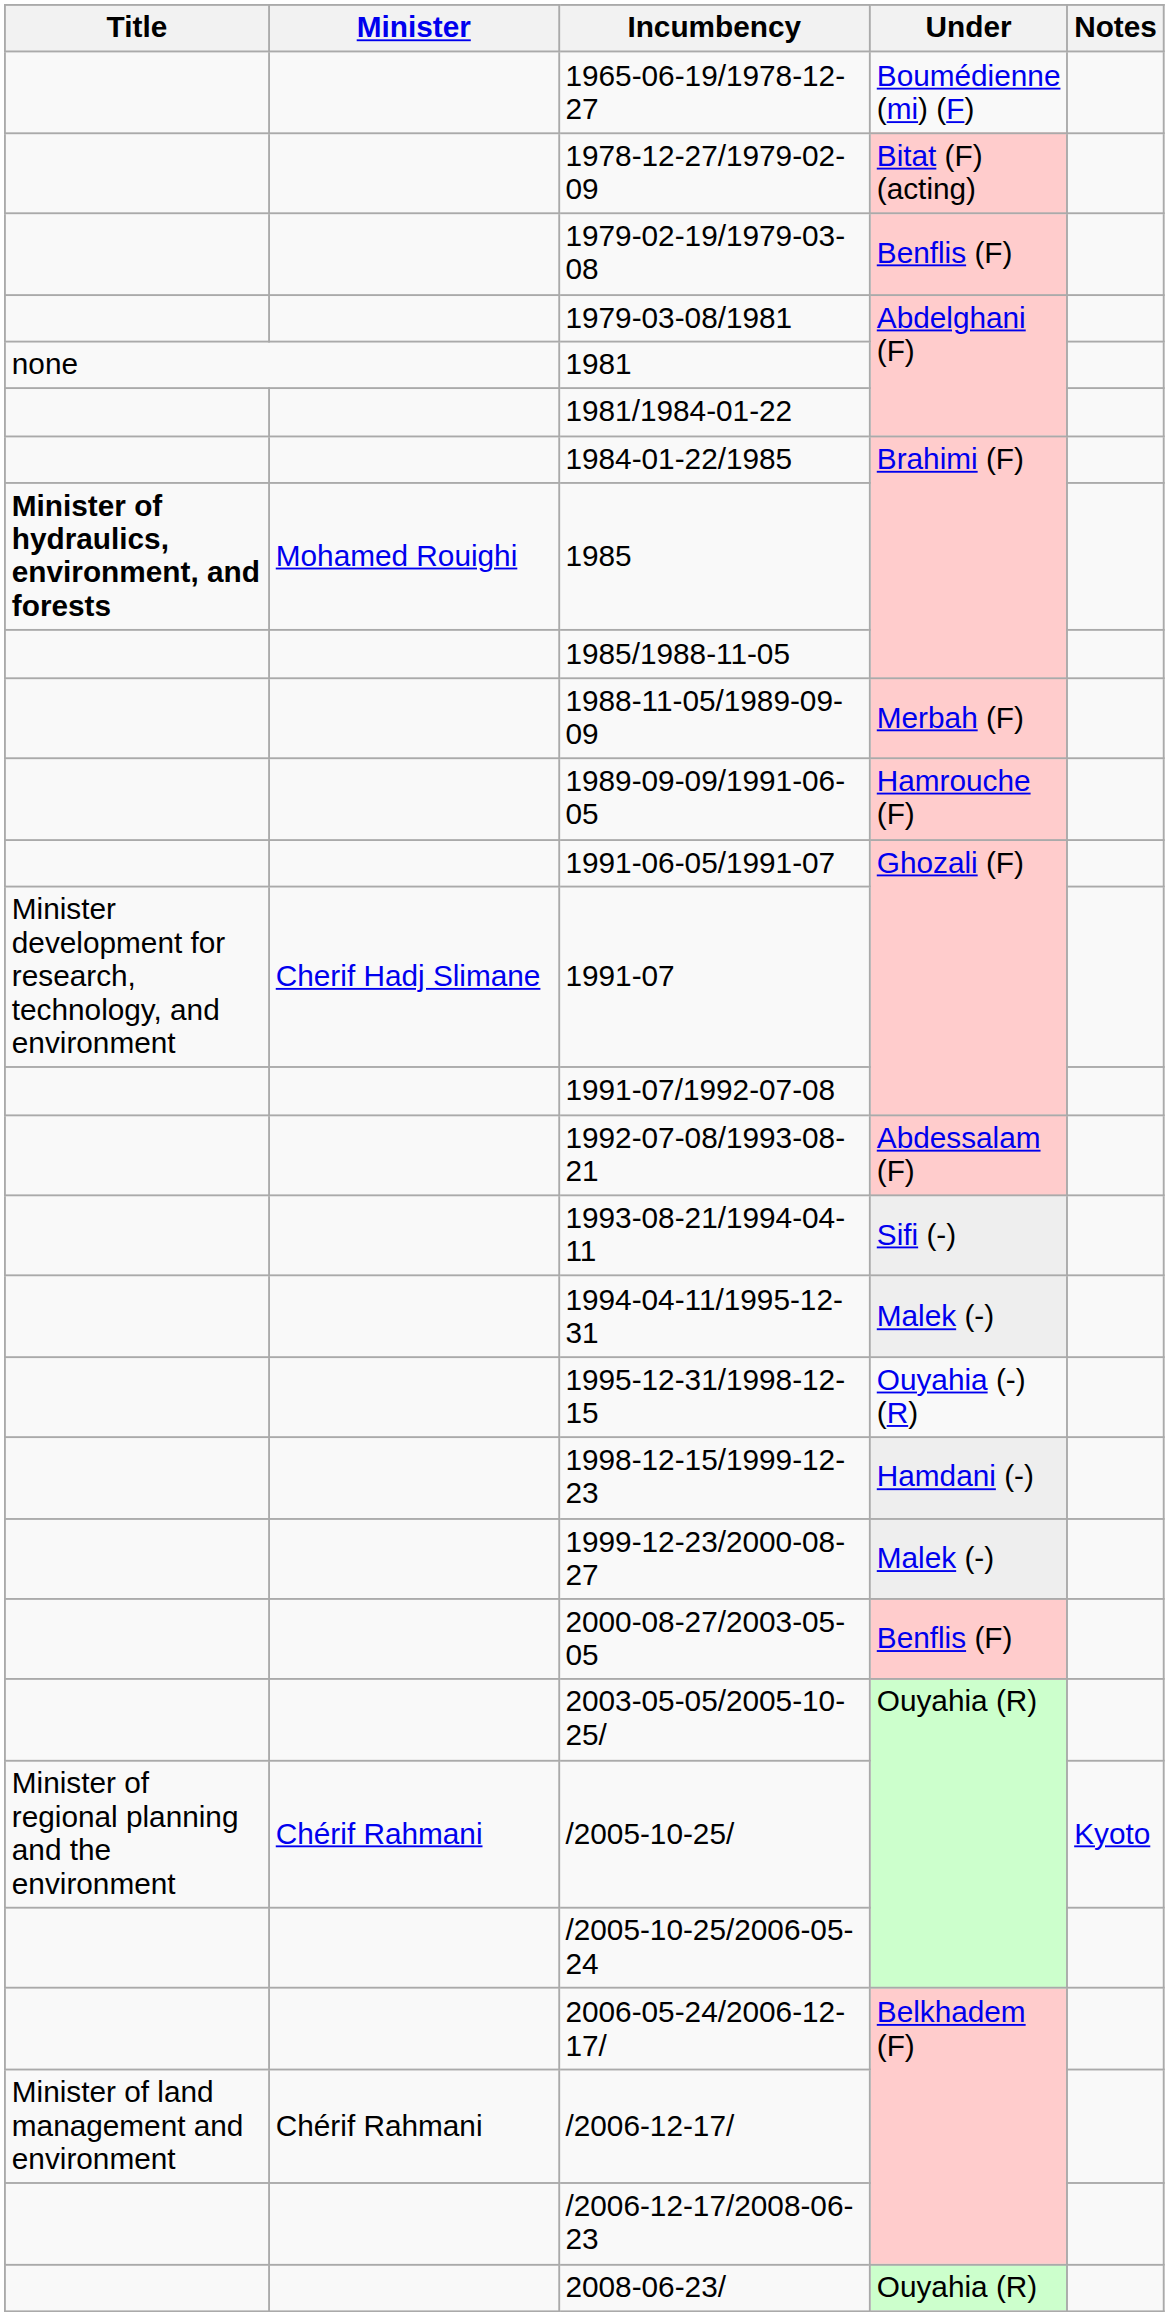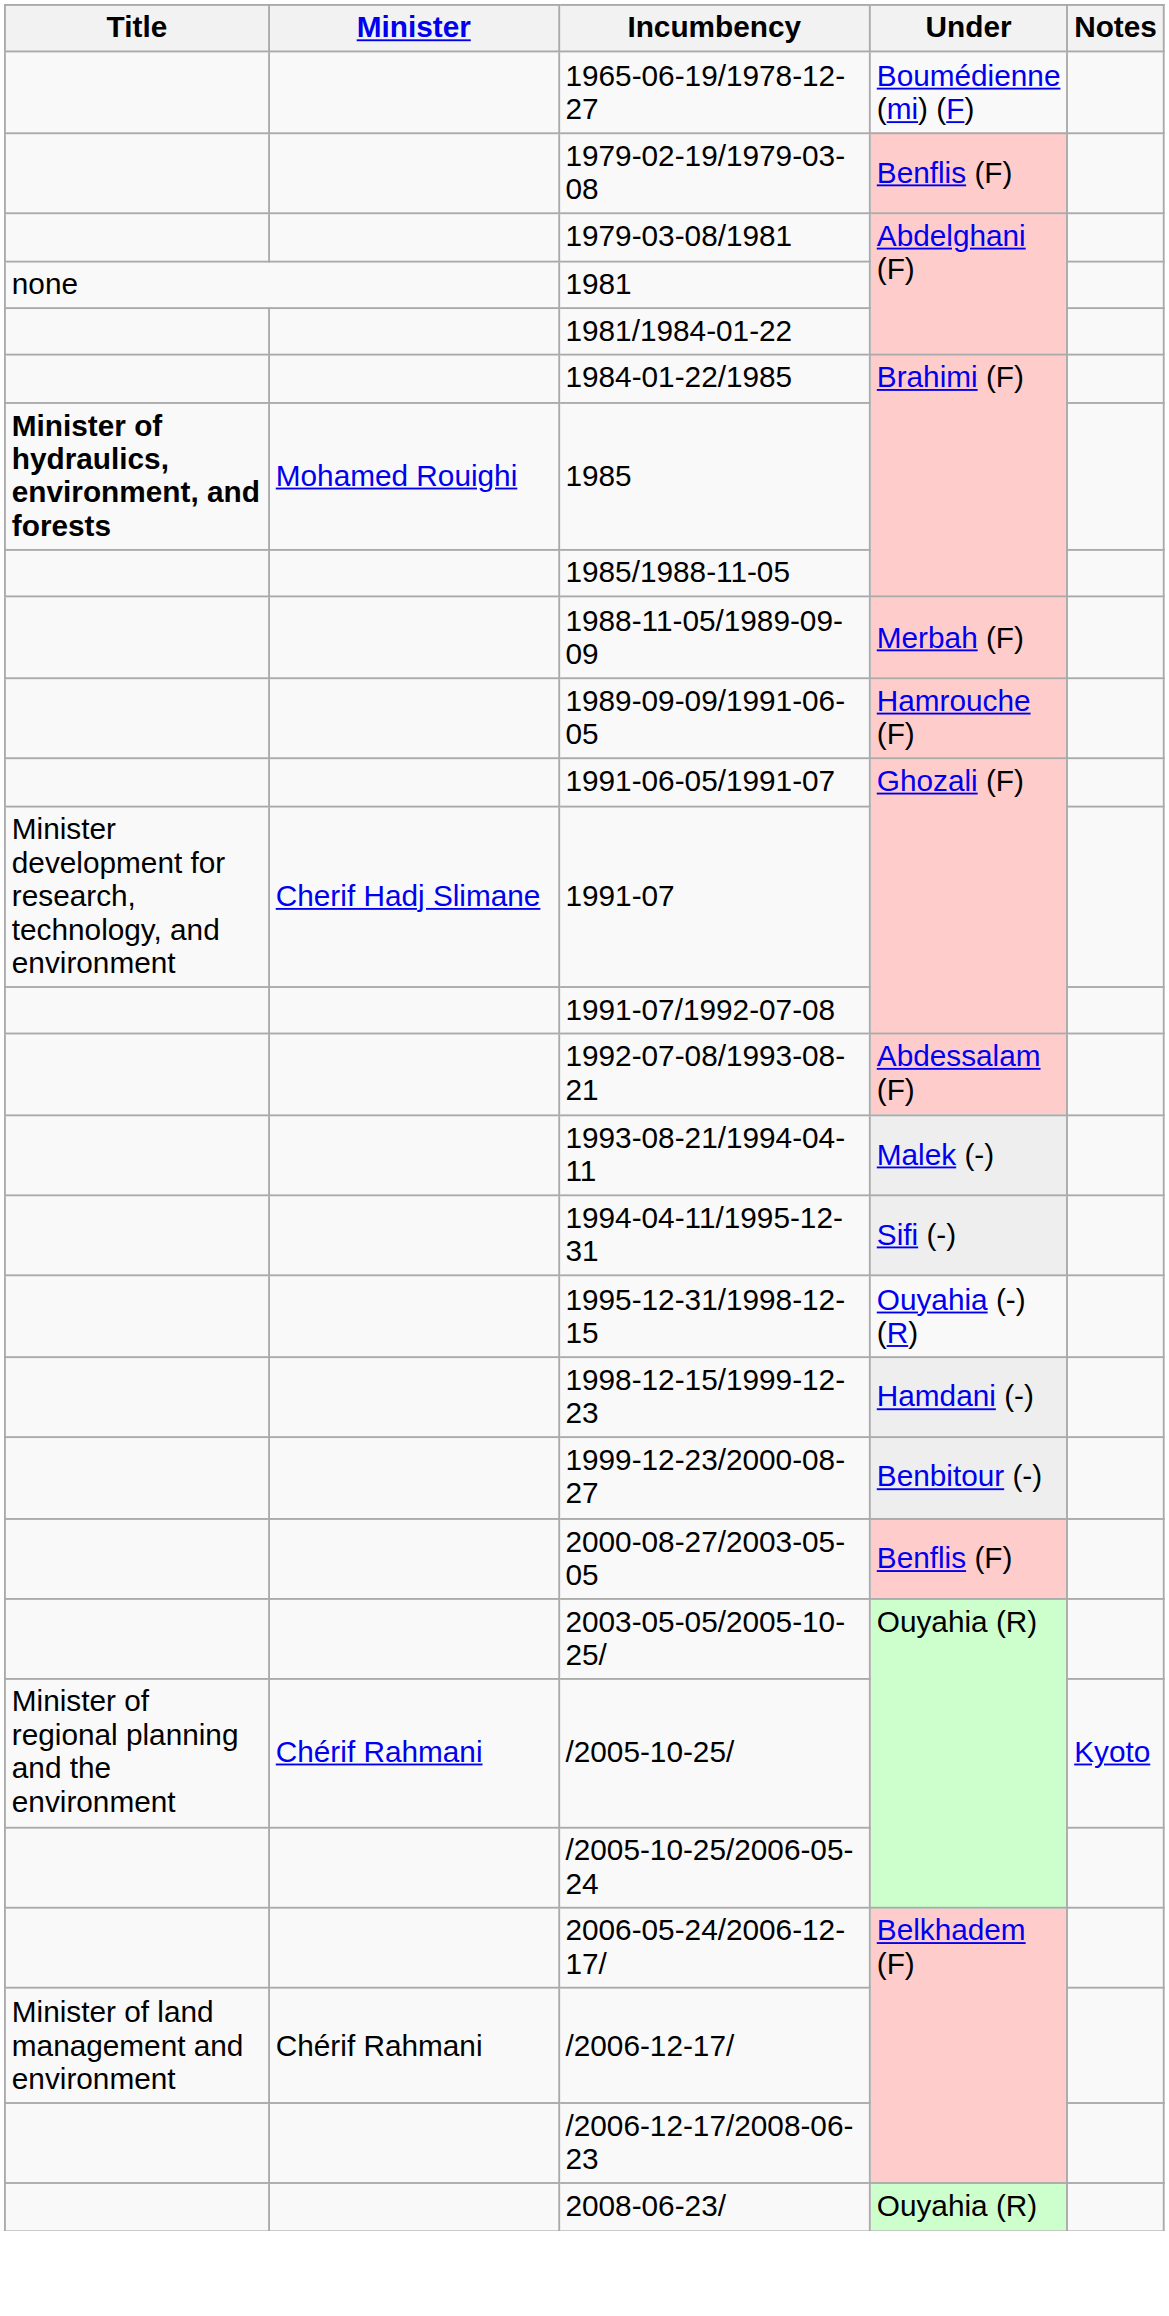- row: (705, 172)
(916, 1235) Sifi (-) -> (935, 1154) Malek (-)
(935, 1315) Malek (-) -> (916, 1235) Sifi (-)
(935, 1557) Malek (-) -> (959, 1477) Benbitour (-)
